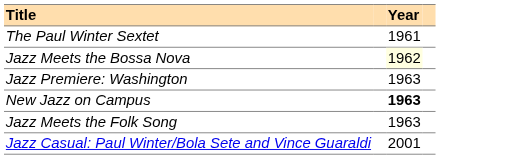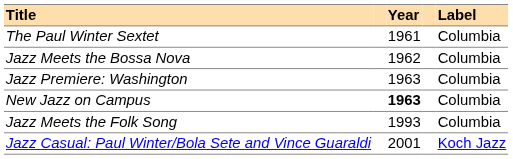+ column: (457, 15)
(404, 57) lightyellow background -> (404, 57) no background
(404, 122) 1963 -> (404, 122) 1993
